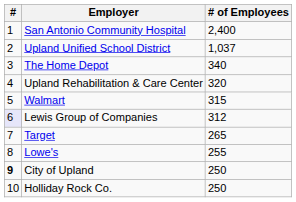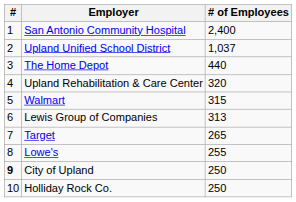(217, 65) 340 -> (217, 65) 440
(10, 118) lavender background -> (10, 118) no background
(217, 118) 312 -> (217, 118) 313
